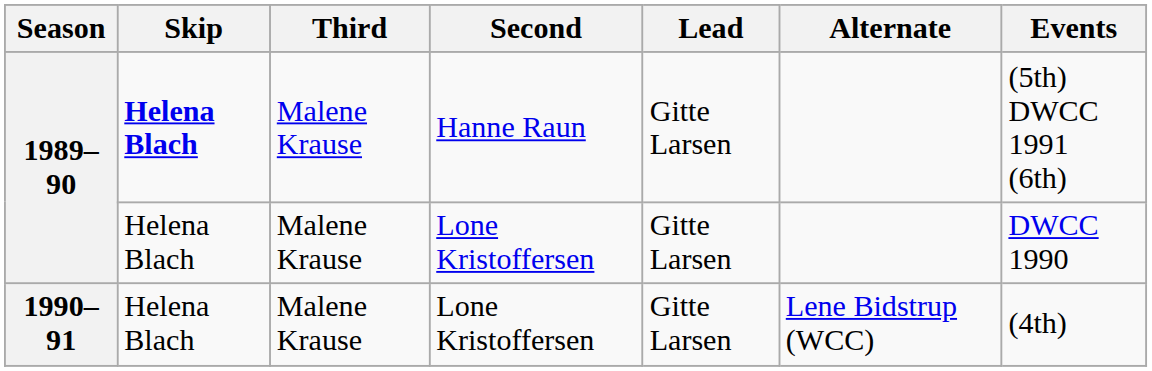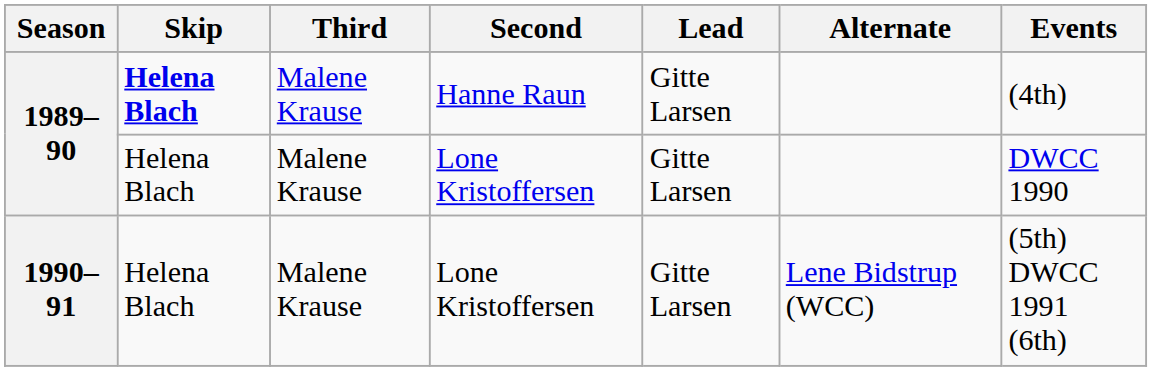(1054, 126) (5th) DWCC 1991 (6th) -> (1038, 92) (4th)
(1038, 323) (4th) -> (1054, 289) (5th) DWCC 1991 (6th)
